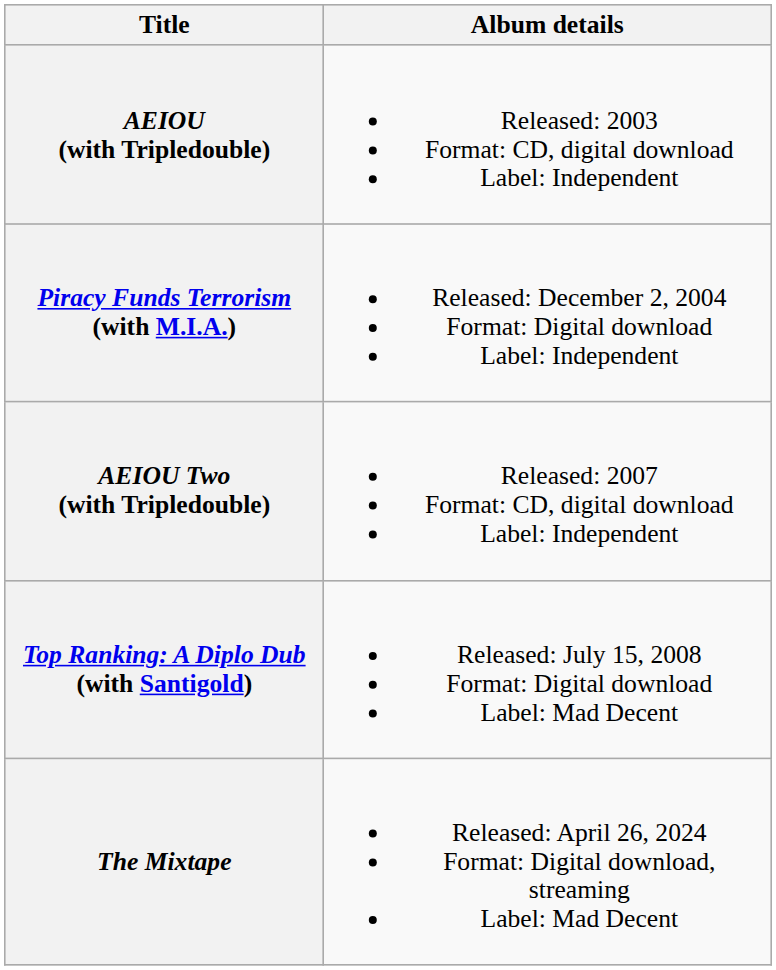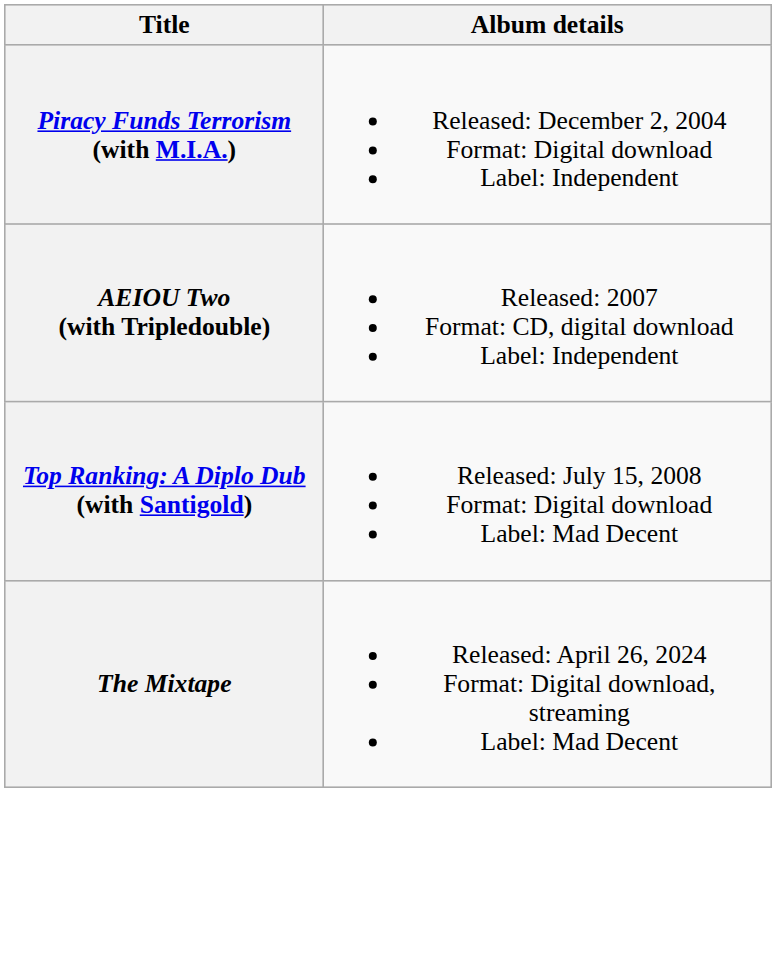- row: (164, 134)
